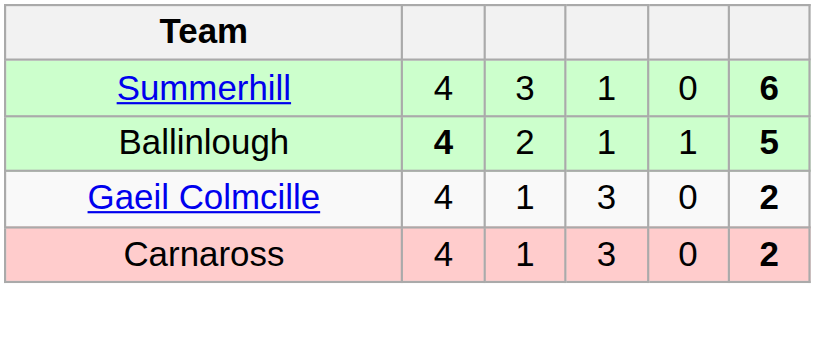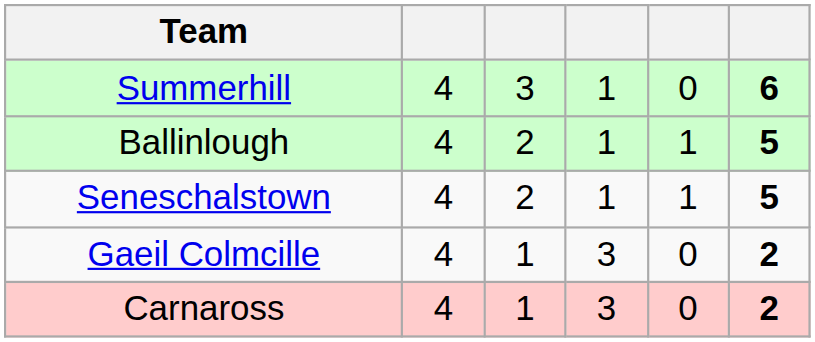(443, 142) bold -> (443, 142) normal
+ row: (204, 198)
